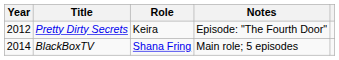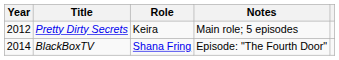(262, 30) Episode: "The Fourth Door" -> (247, 30) Main role; 5 episodes
(247, 47) Main role; 5 episodes -> (262, 47) Episode: "The Fourth Door"
